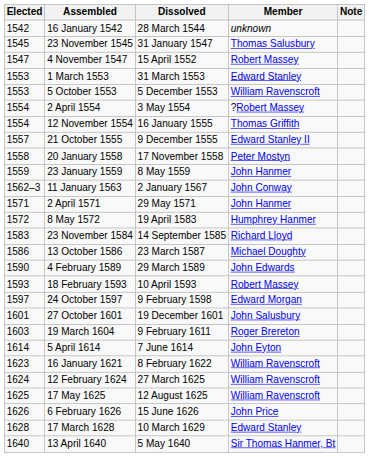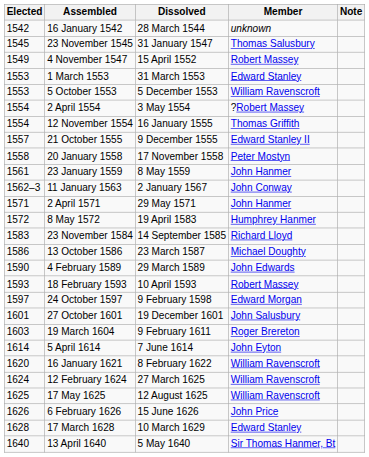(18, 60) 1547 -> (18, 60) 1549
(18, 172) 1559 -> (18, 172) 1561
(18, 364) 1623 -> (18, 364) 1620
